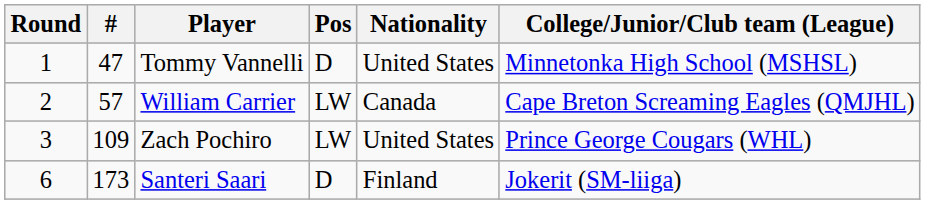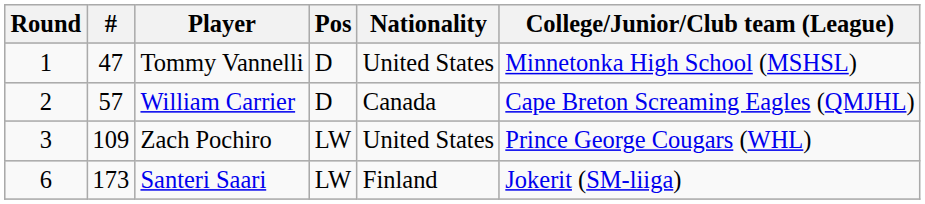(333, 101) LW -> (324, 101) D
(324, 179) D -> (333, 179) LW
